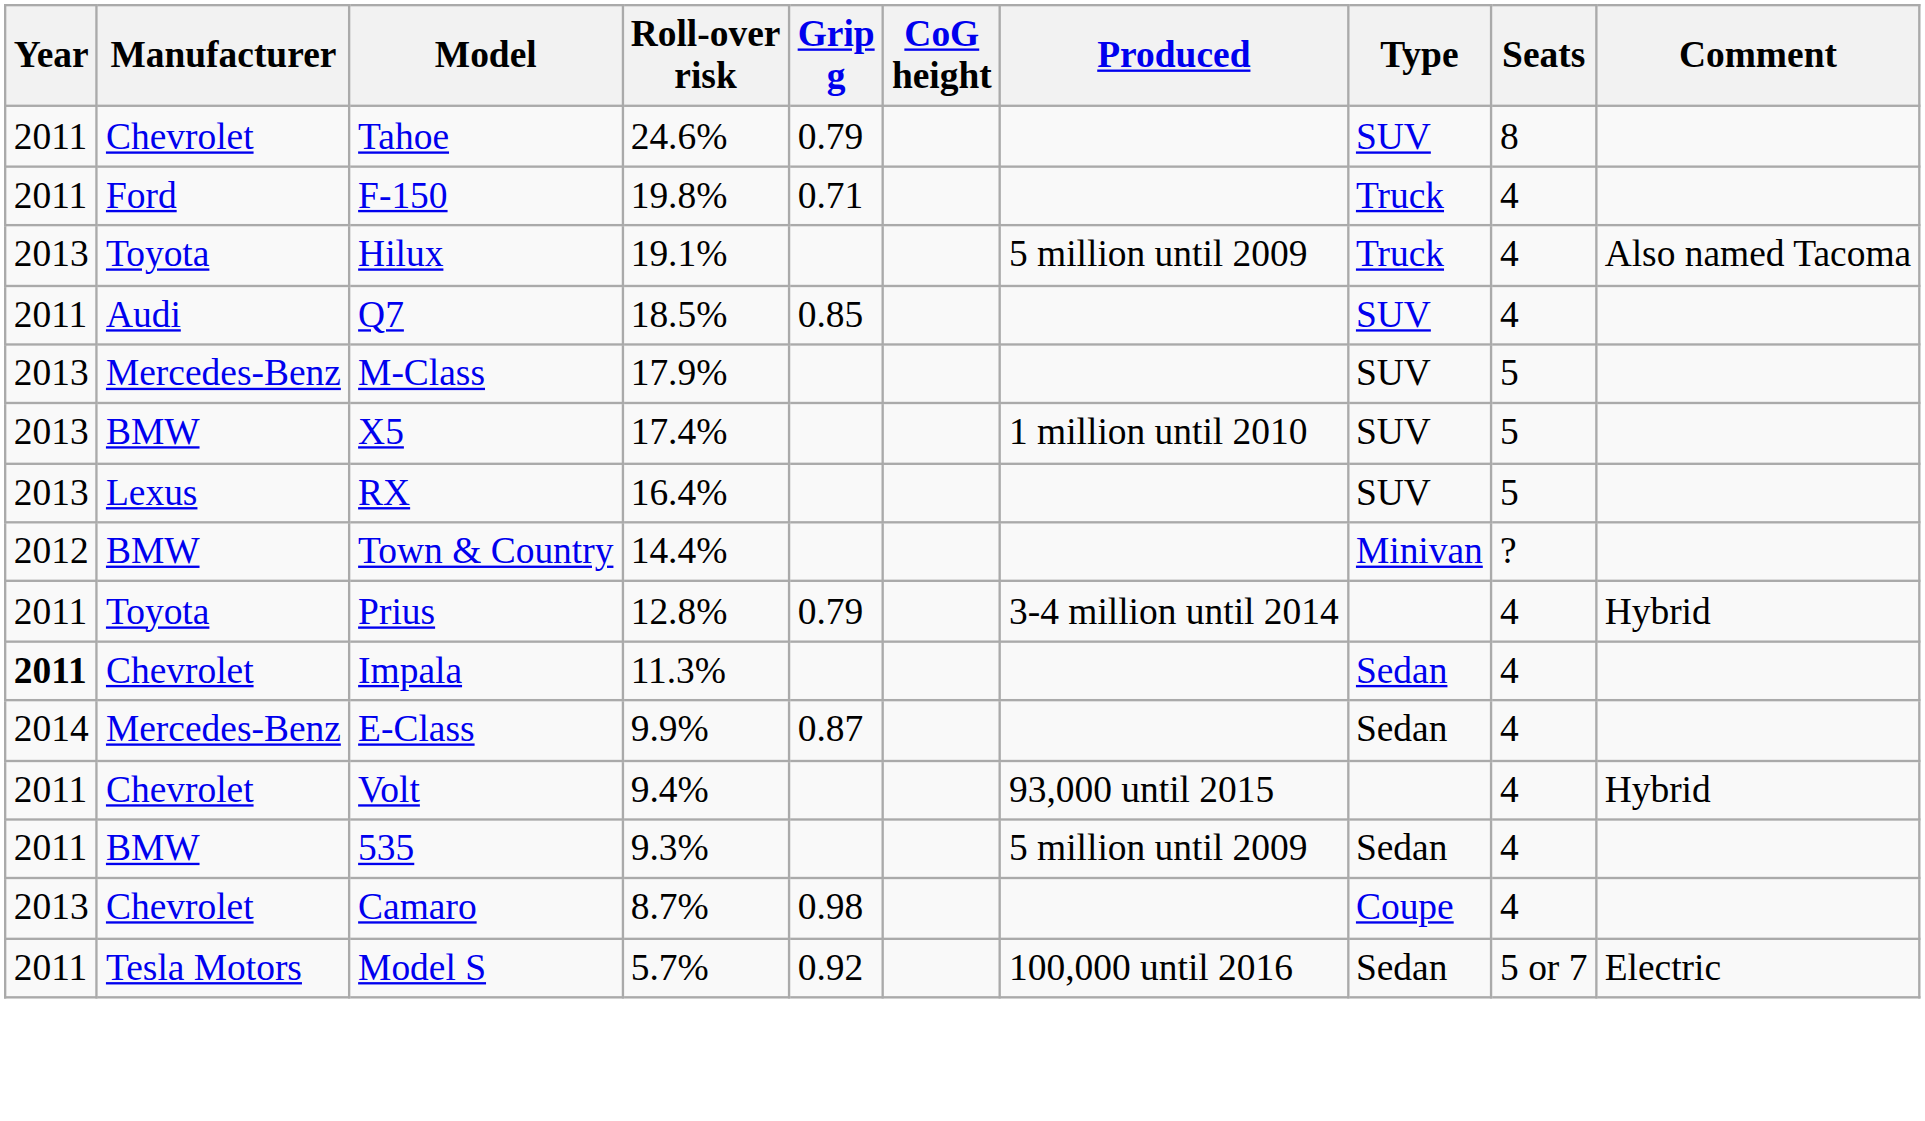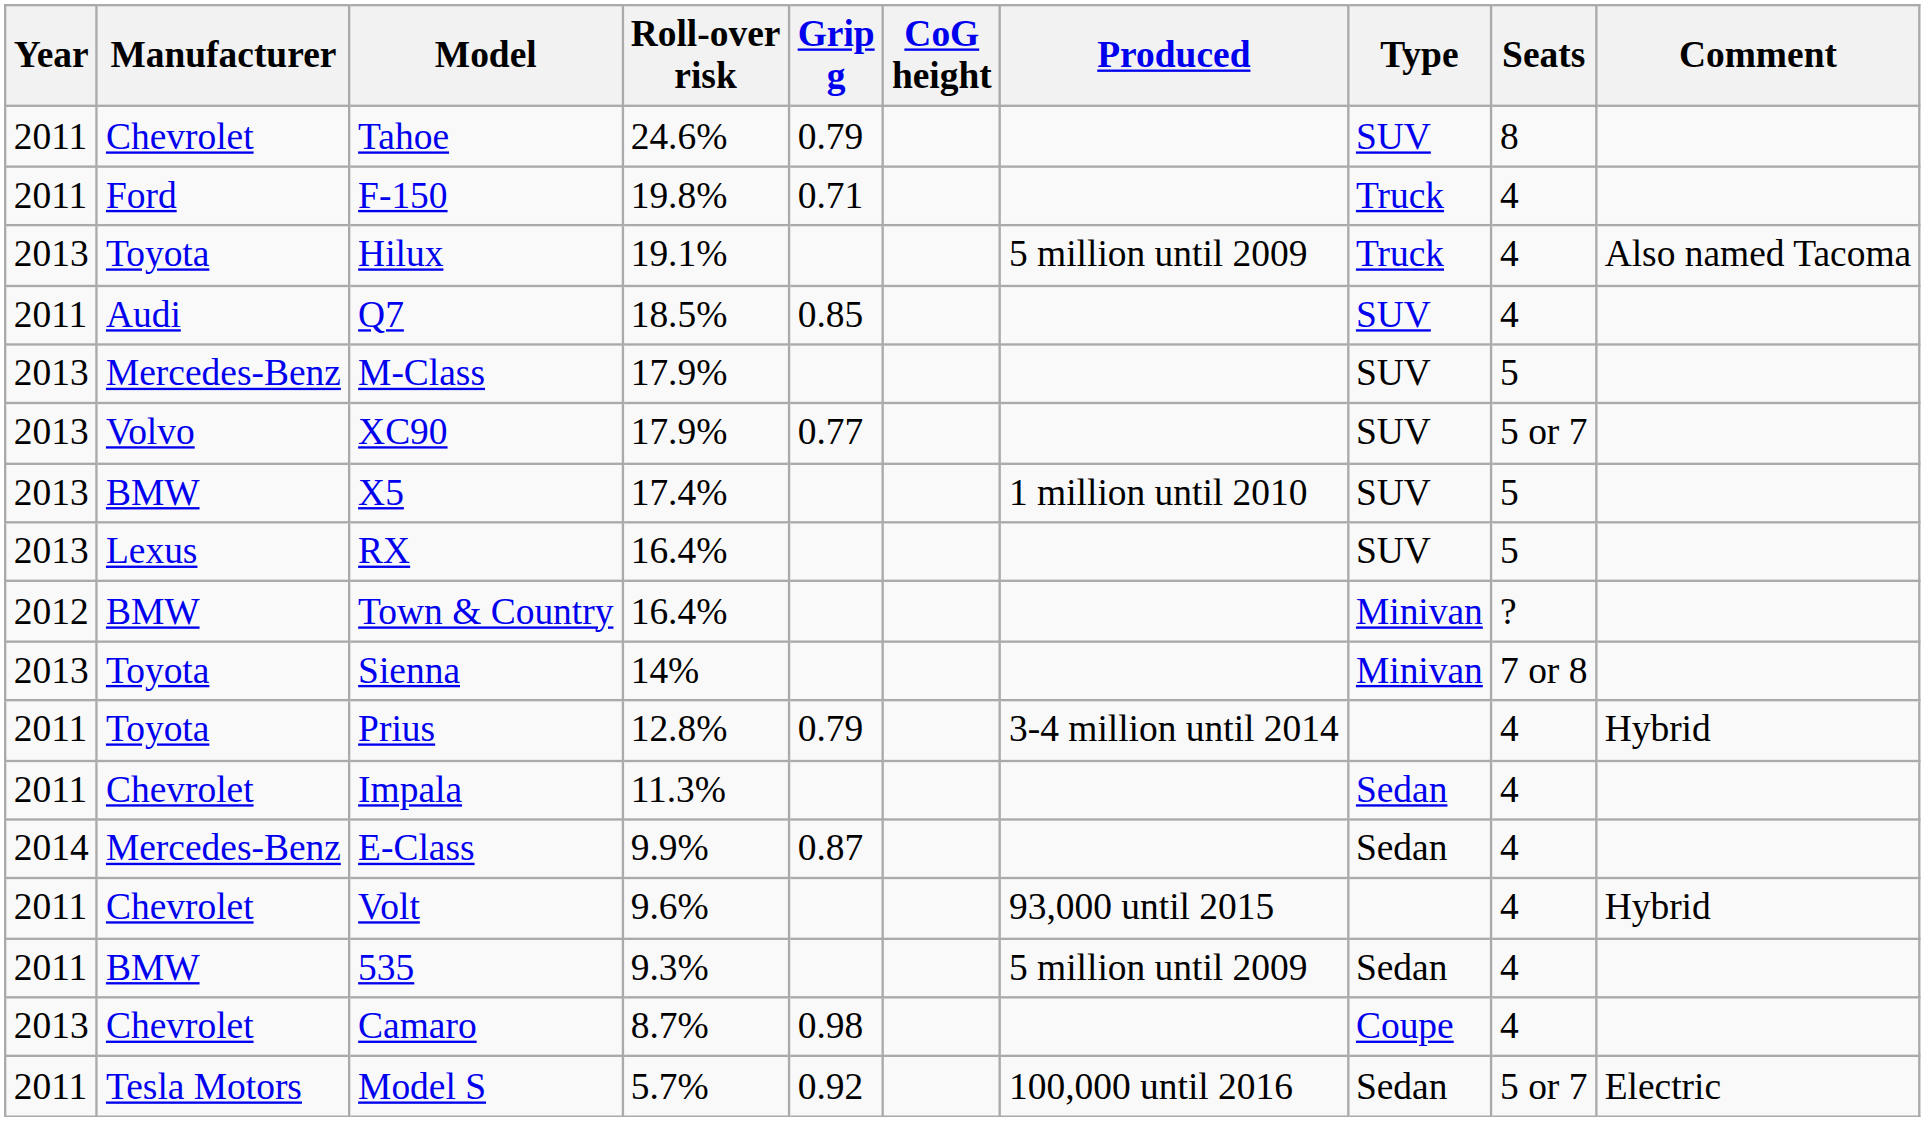+ row: (403, 432)
(679, 551) 14.4% -> (679, 610) 16.4%
+ row: (409, 670)
(50, 670) bold -> (51, 788) normal
(670, 788) 9.4% -> (670, 907) 9.6%
